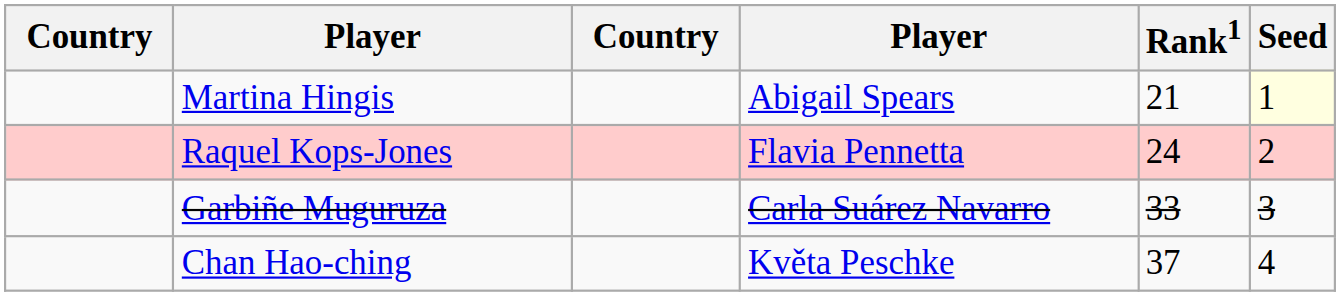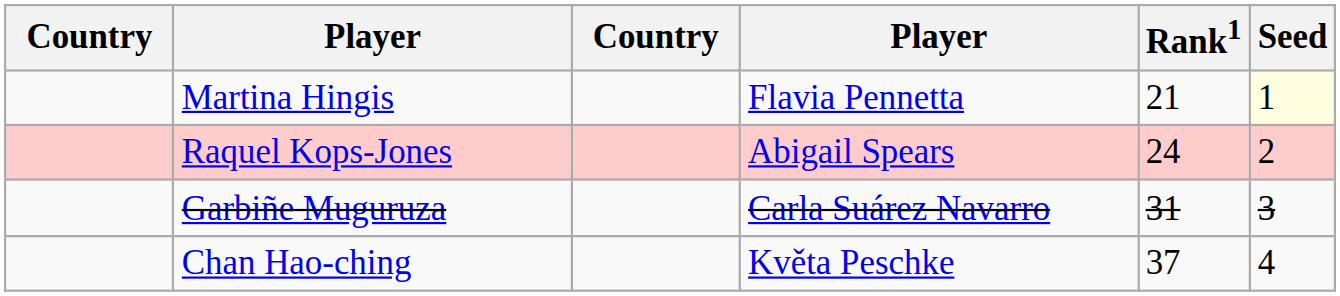(851, 96) Abigail Spears -> (856, 96) Flavia Pennetta
(856, 152) Flavia Pennetta -> (851, 152) Abigail Spears
(1163, 207) 33 -> (1163, 207) 31
